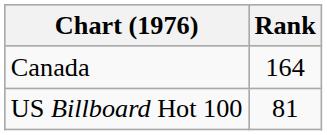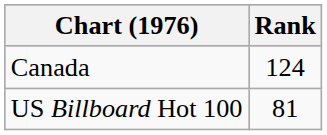(285, 66) 164 -> (285, 66) 124
